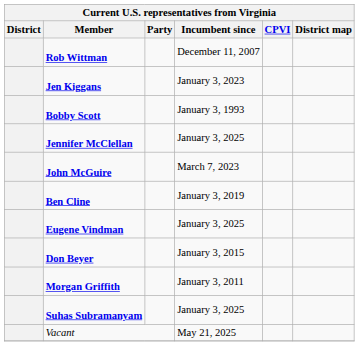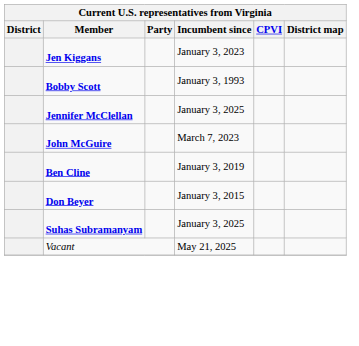- row: (76, 58)
- row: (85, 230)
- row: (83, 287)
